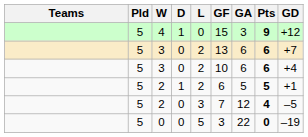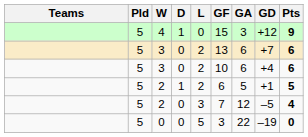columns swapped: (290, 13) <-> (266, 13)
